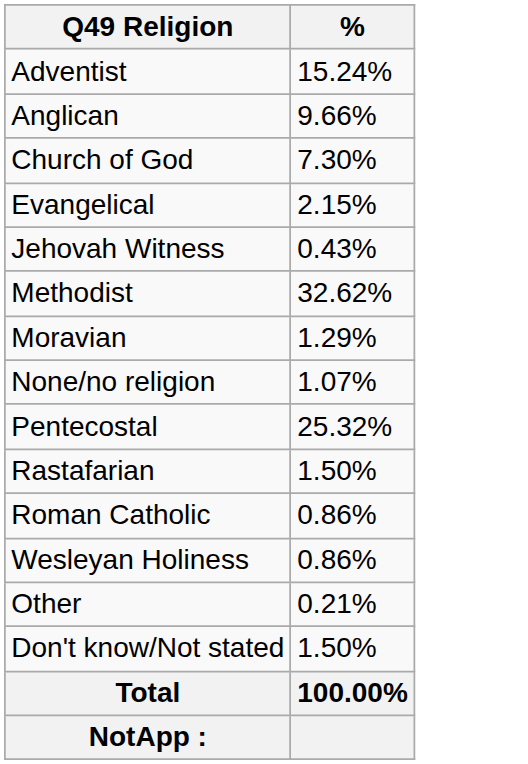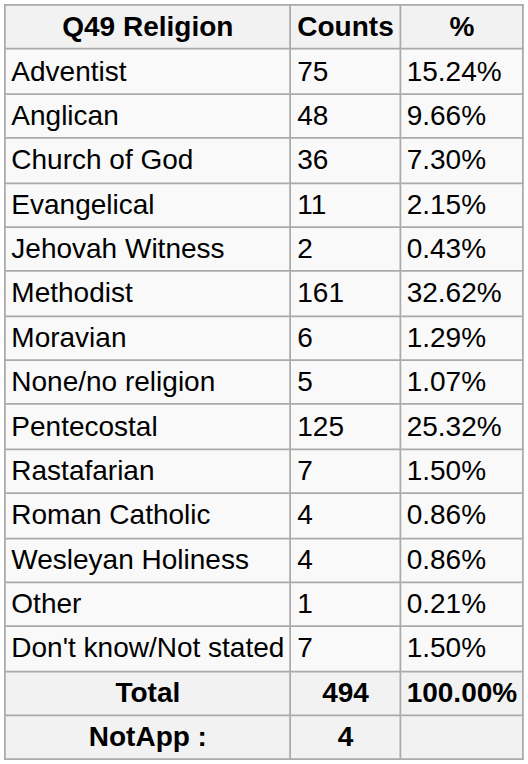+ column: (346, 26)
